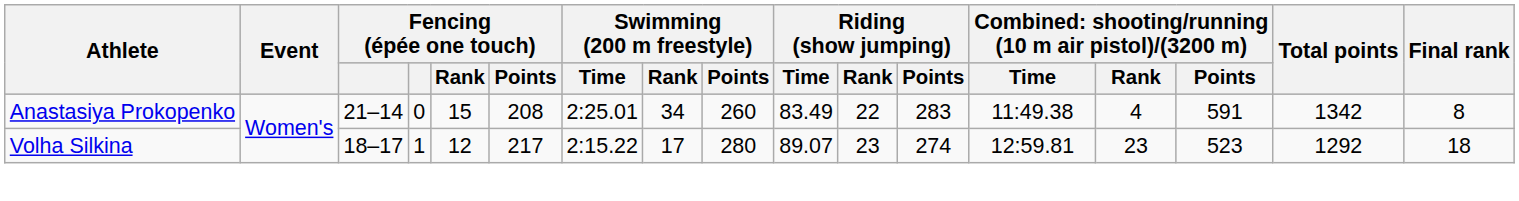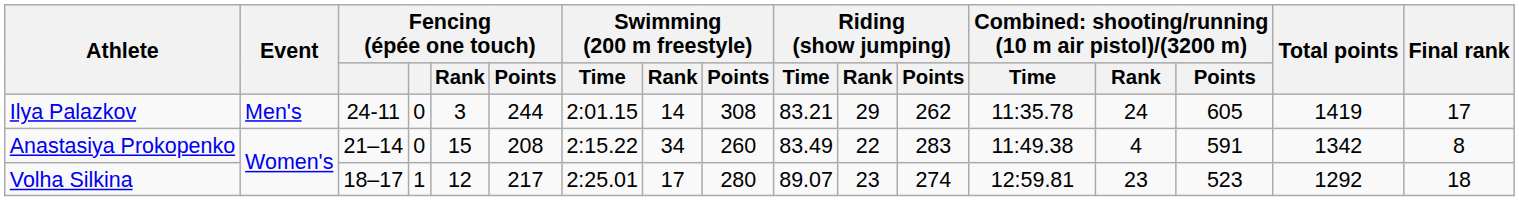+ row: (73, 112)
(602, 112) 2:25.01 -> (602, 146) 2:15.22
(602, 146) 2:15.22 -> (602, 180) 2:25.01
